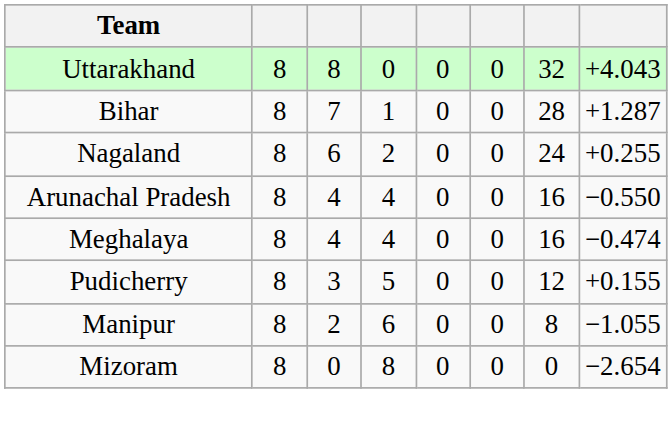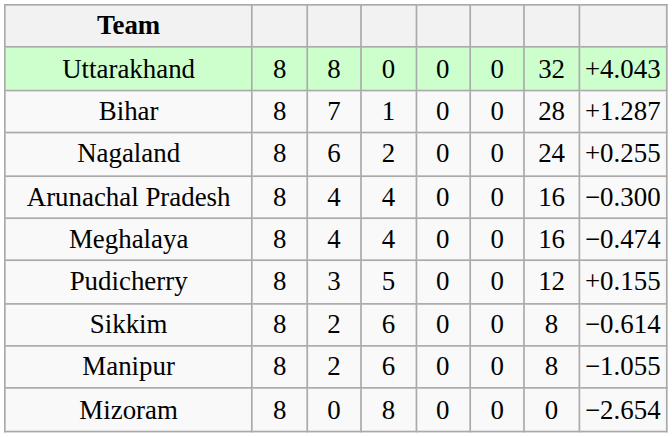(623, 196) −0.550 -> (623, 196) −0.300
+ row: (129, 324)
